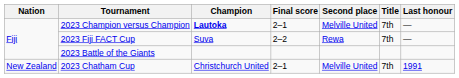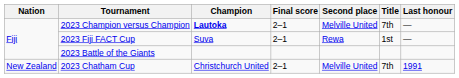(280, 39) 2–2 -> (280, 39) 2–1
(387, 39) 7th -> (387, 39) 1st
